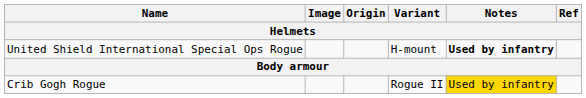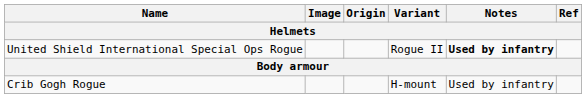(414, 49) H-mount -> (417, 49) Rogue II
(417, 85) Rogue II -> (414, 85) H-mount
(501, 85) gold background -> (501, 85) no background
